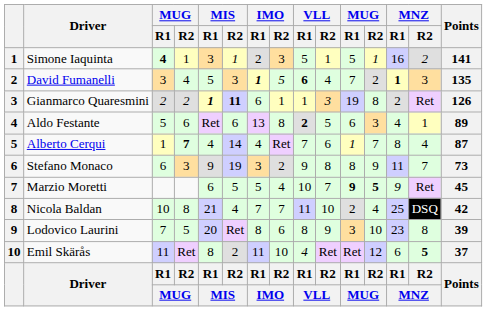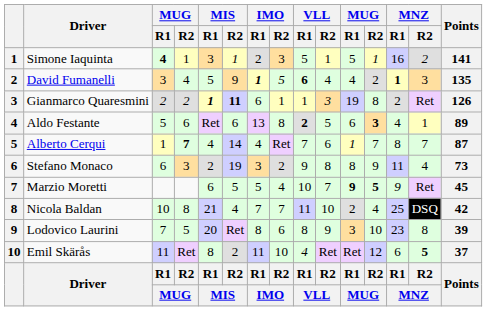(235, 79) 3 -> (235, 79) 9
(352, 79) 7 -> (352, 79) 4
(375, 122) normal -> (375, 122) bold
(425, 144) 4 -> (425, 144) 7
(211, 165) 9 -> (211, 165) 2
(425, 165) 7 -> (425, 165) 4
